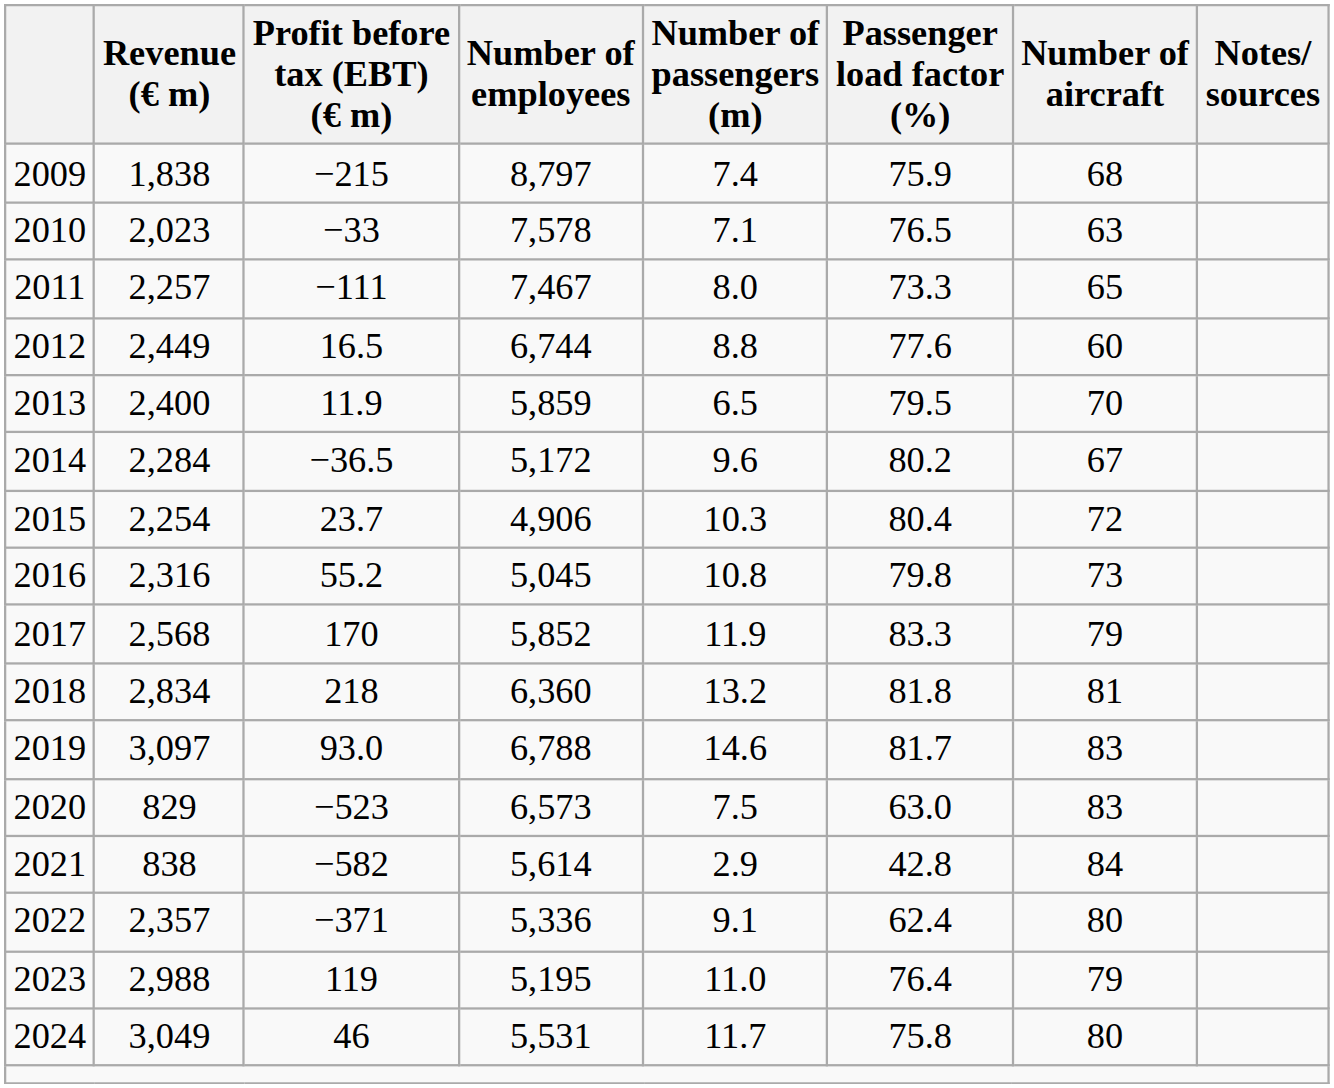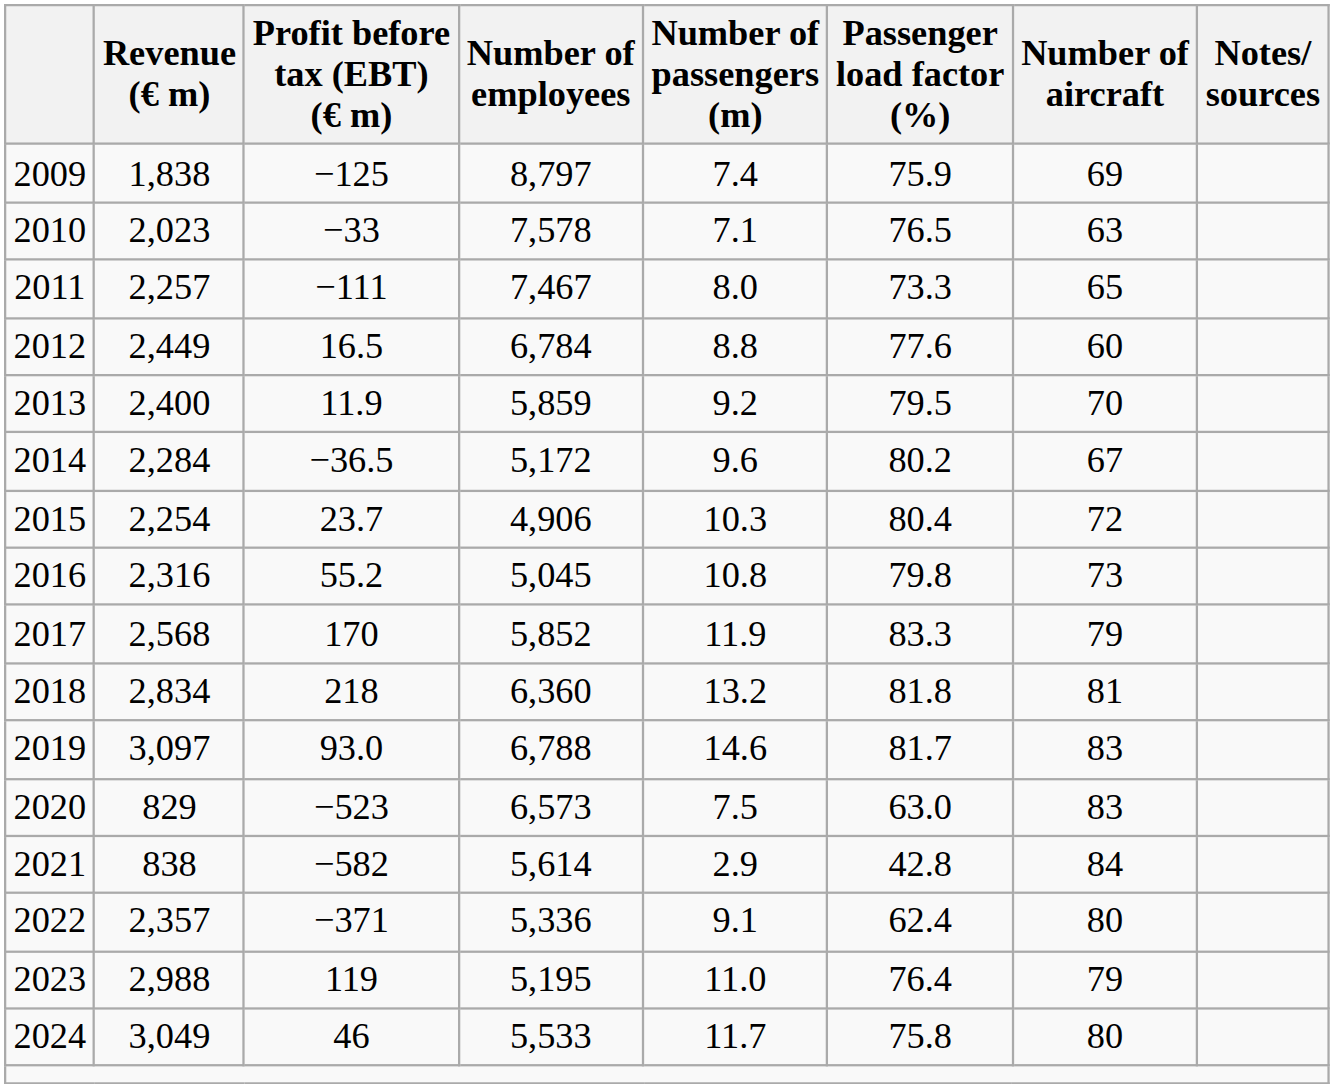(351, 172) −215 -> (351, 172) −125
(1105, 172) 68 -> (1105, 172) 69
(551, 345) 6,744 -> (551, 345) 6,784
(735, 403) 6.5 -> (735, 403) 9.2
(551, 1036) 5,531 -> (551, 1036) 5,533
